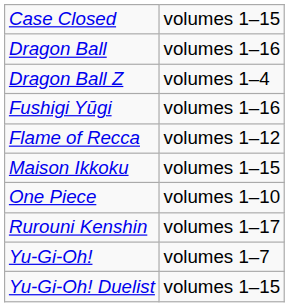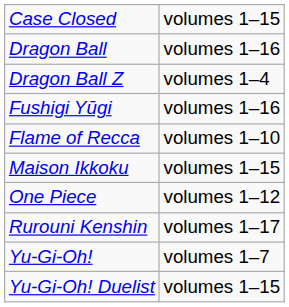(222, 138) volumes 1–12 -> (222, 138) volumes 1–10
(222, 197) volumes 1–10 -> (222, 197) volumes 1–12
